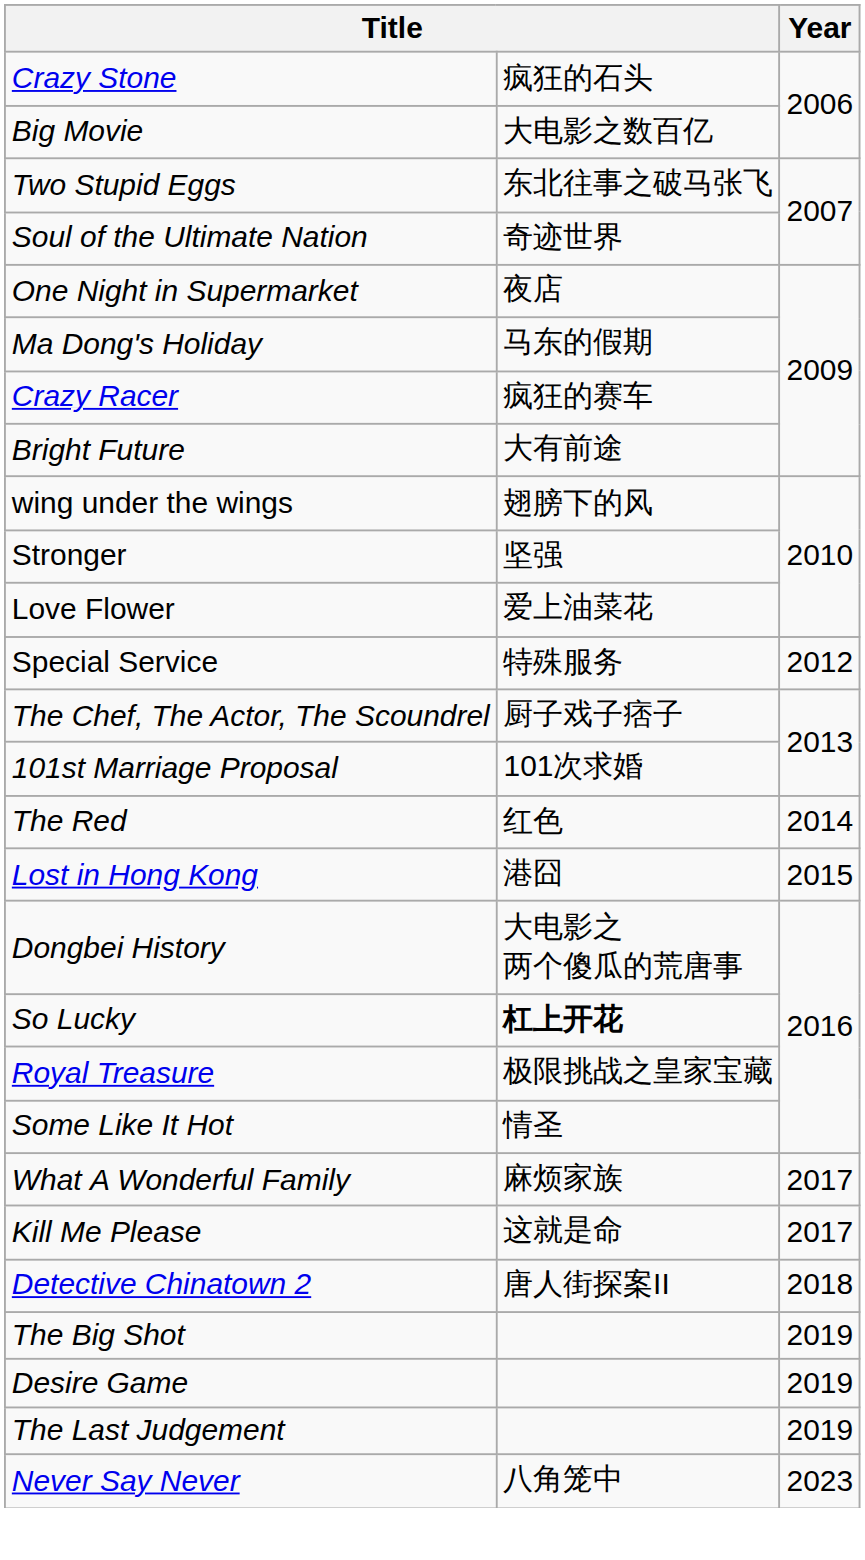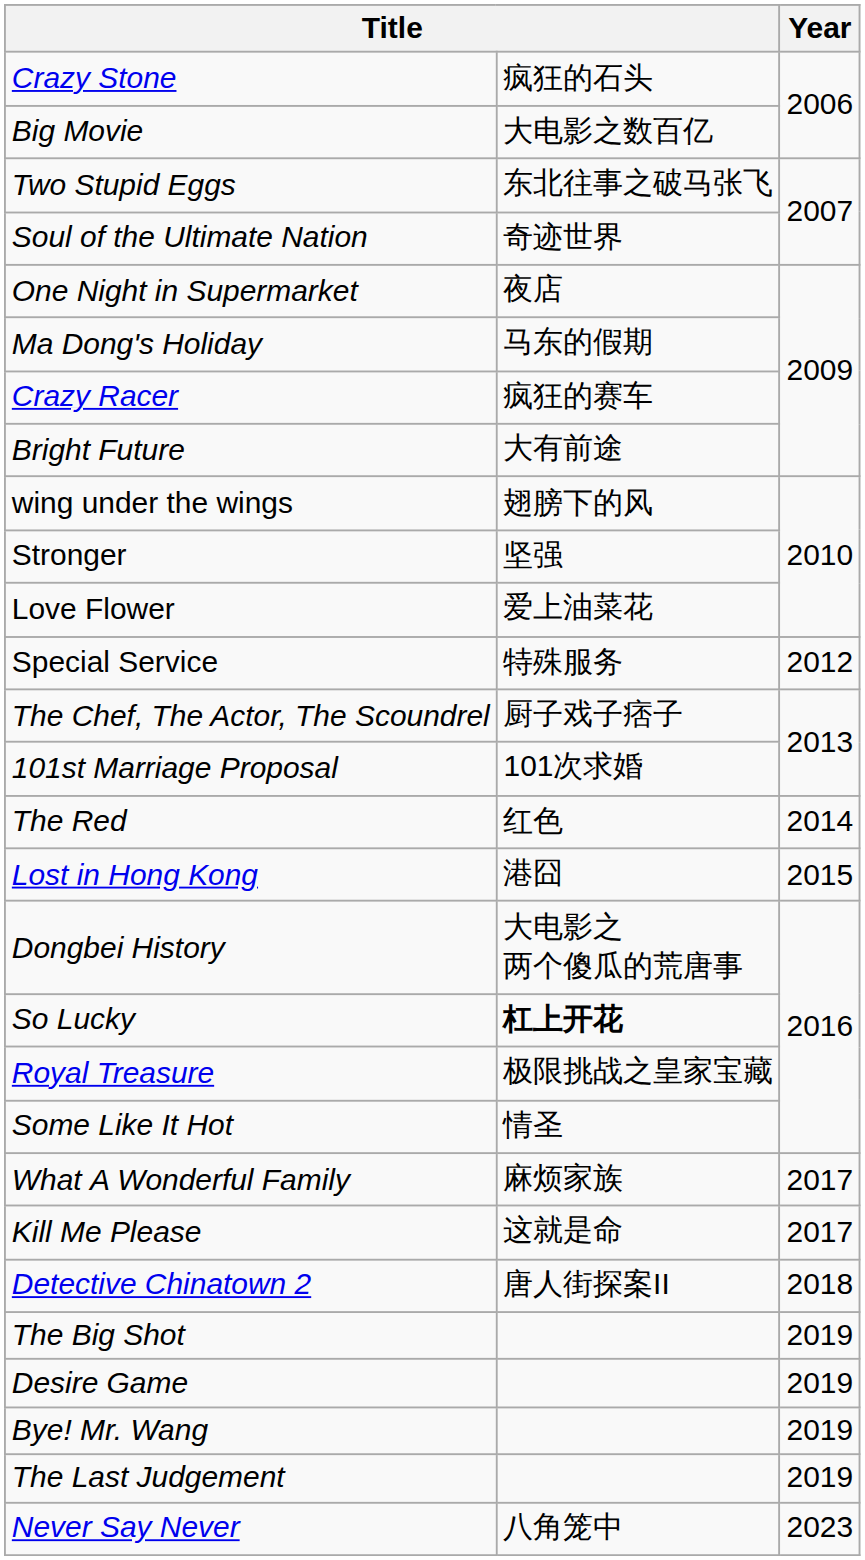+ row: (110, 1430)
